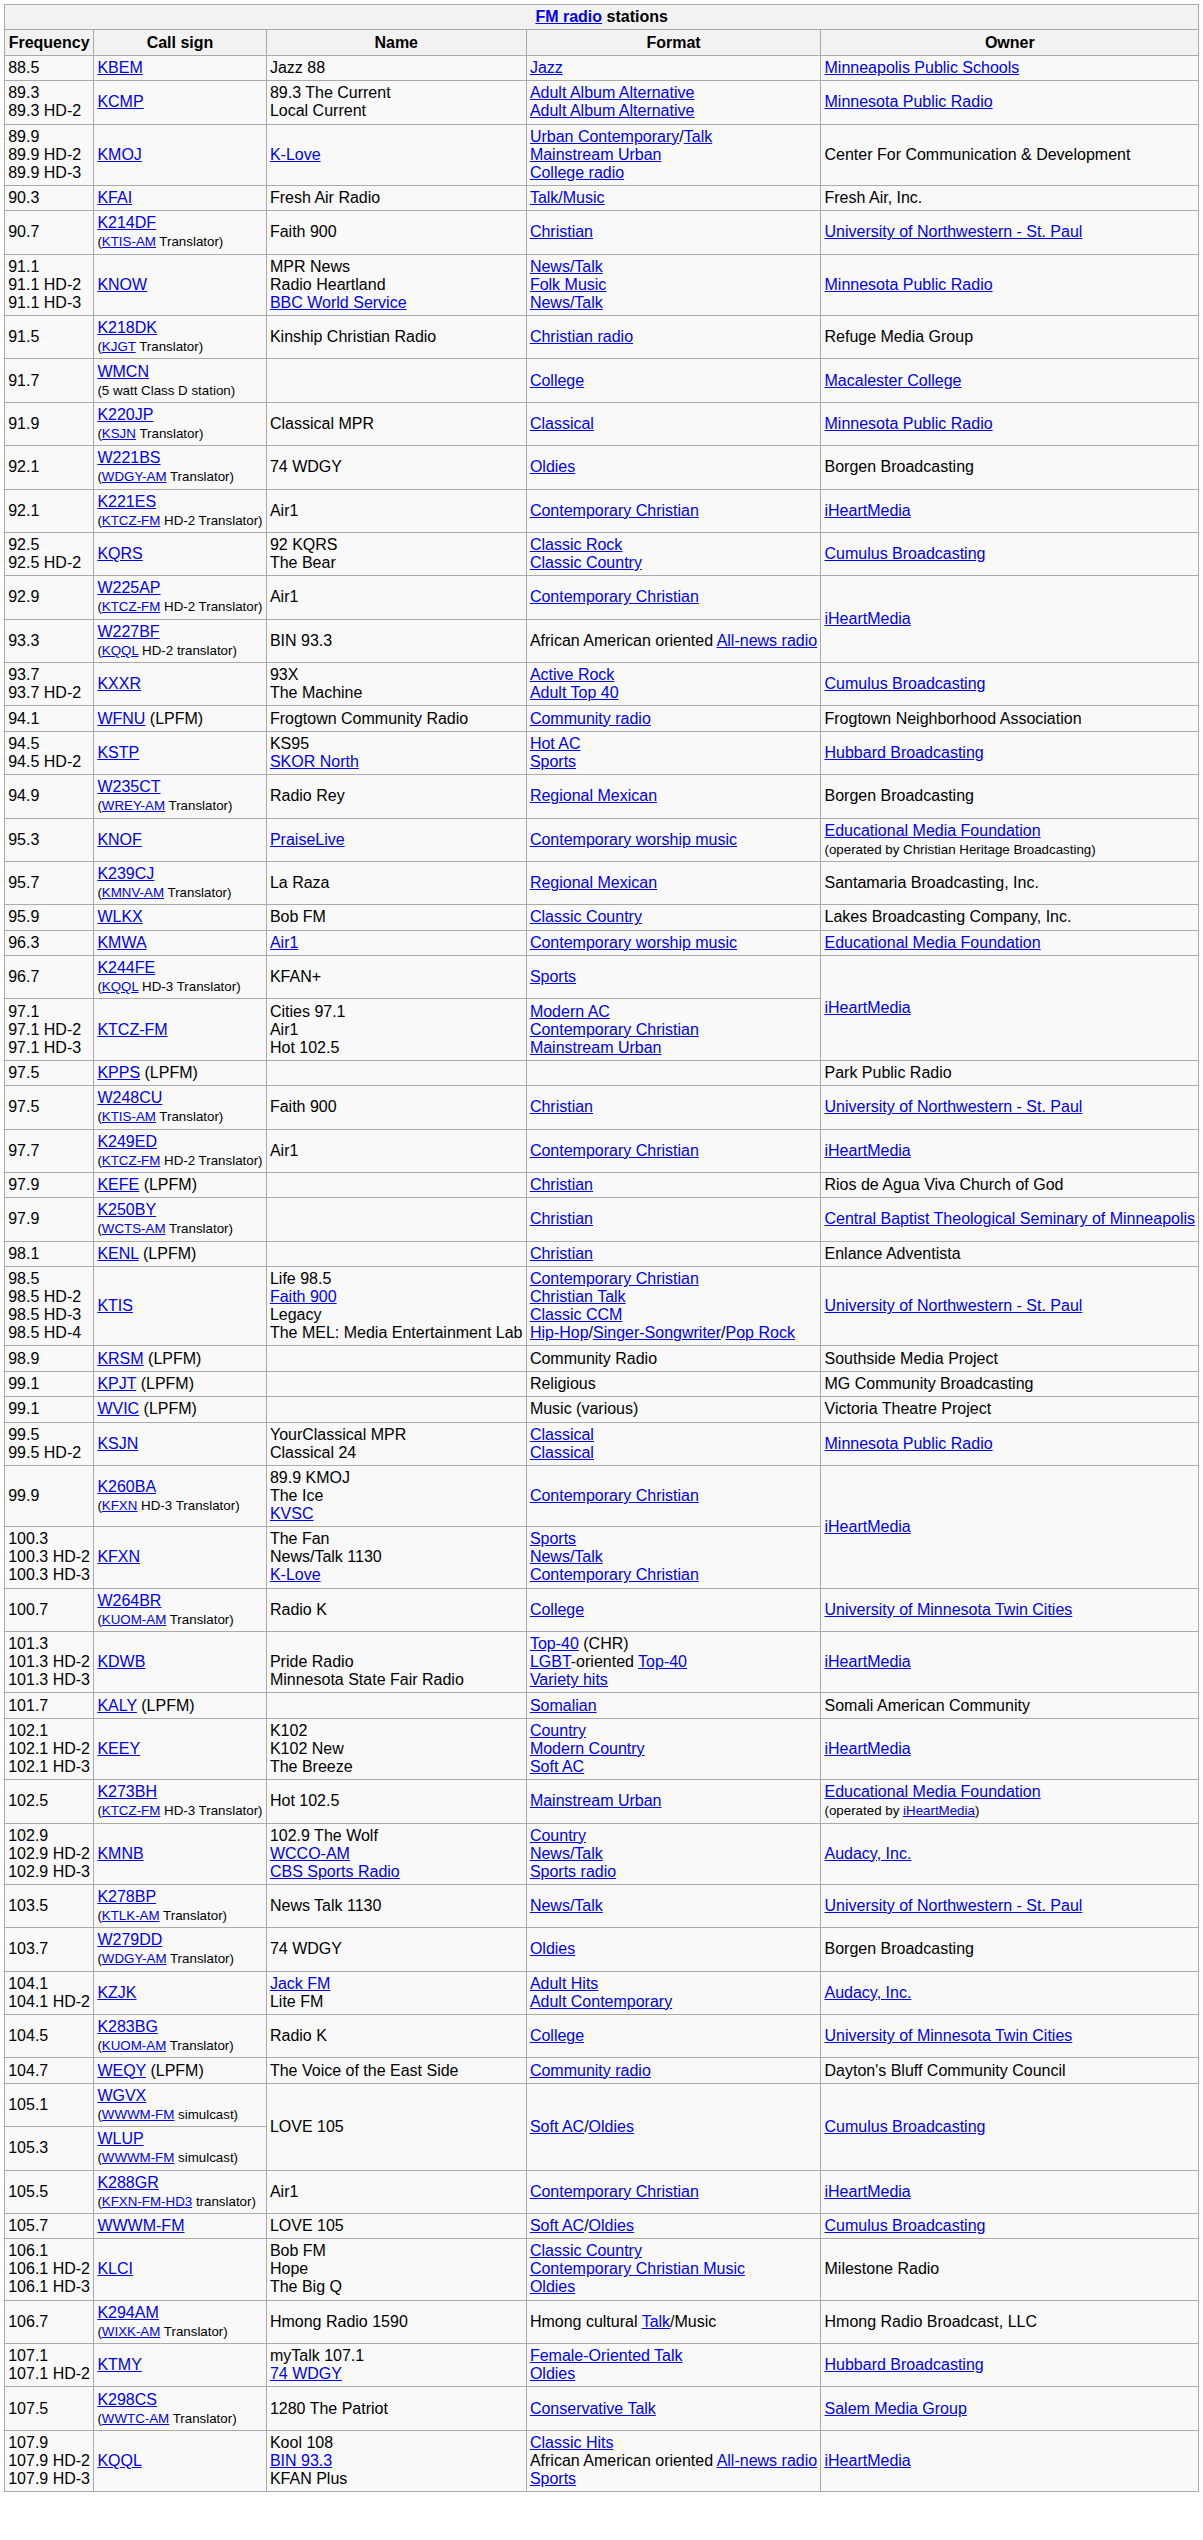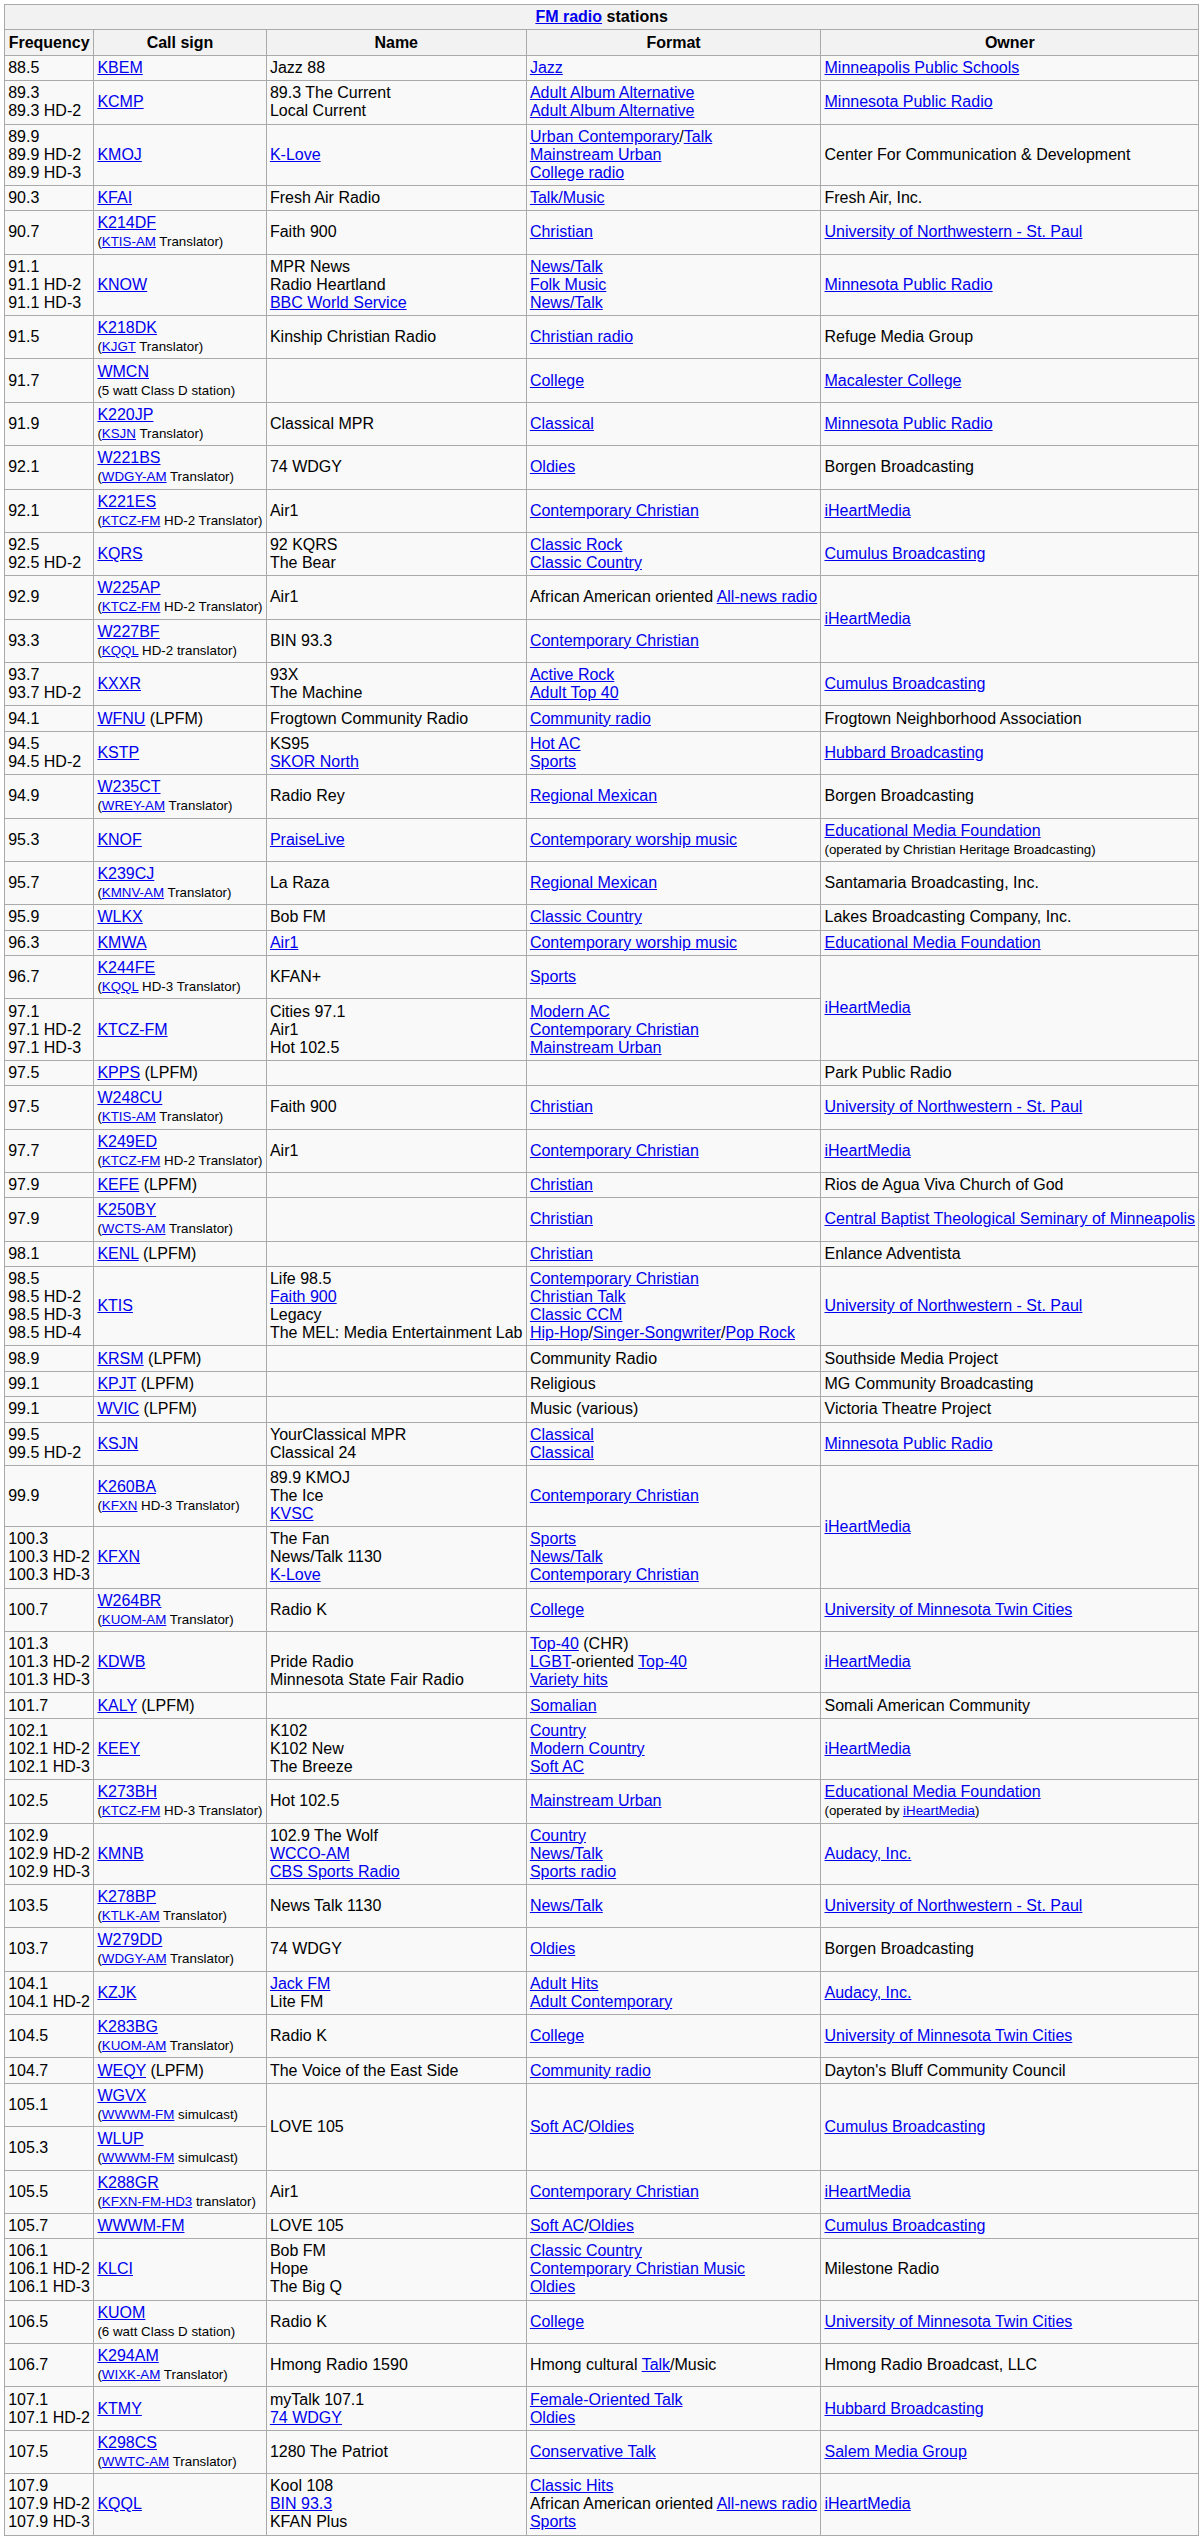(614, 597) Contemporary Christian -> (674, 597) African American oriented All-news radio
(674, 640) African American oriented All-news radio -> (614, 640) Contemporary Christian
+ row: (166, 2321)
